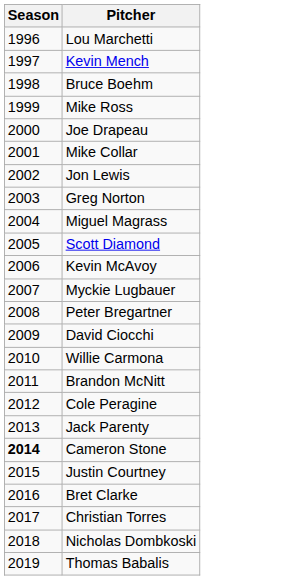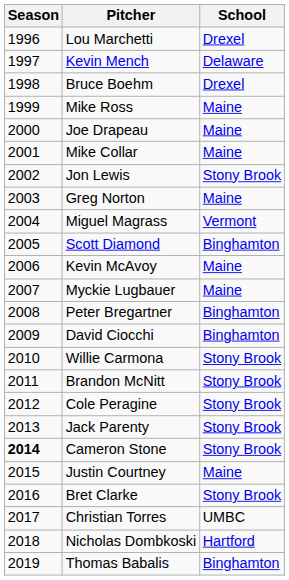+ column: (242, 15)
